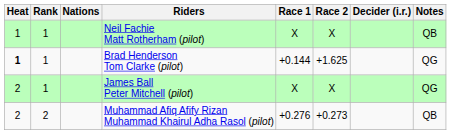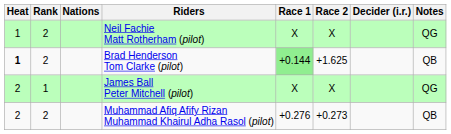(45, 34) 1 -> (45, 34) 2
(430, 34) QB -> (430, 34) QG
(45, 61) 1 -> (45, 61) 2
(295, 61) no background -> (295, 61) lightgreen background
(430, 61) QG -> (430, 61) QB
